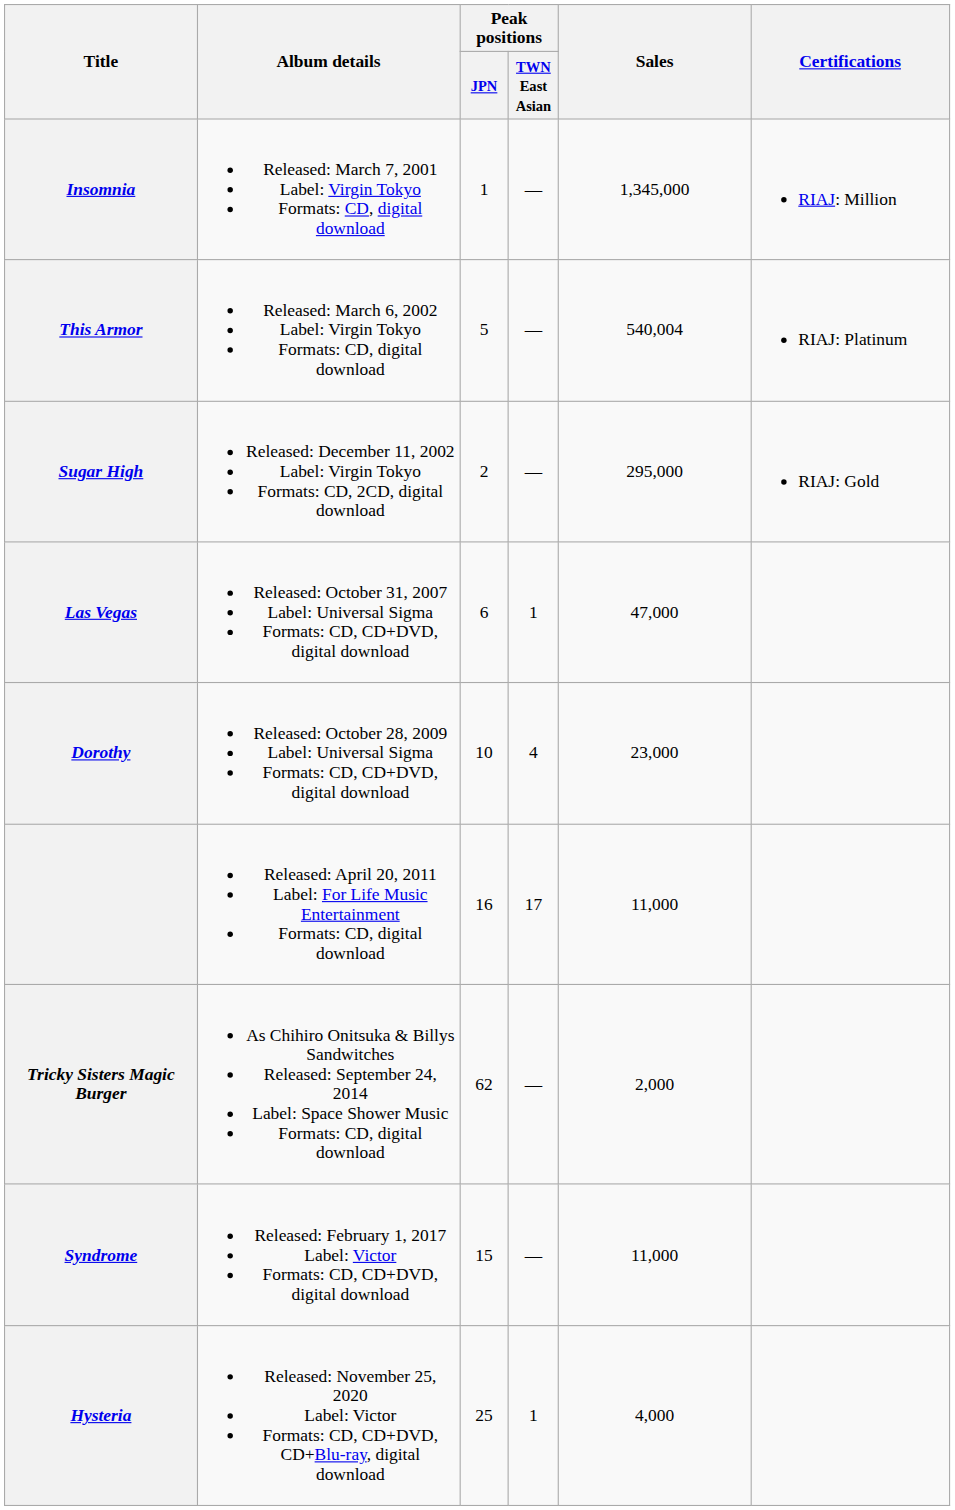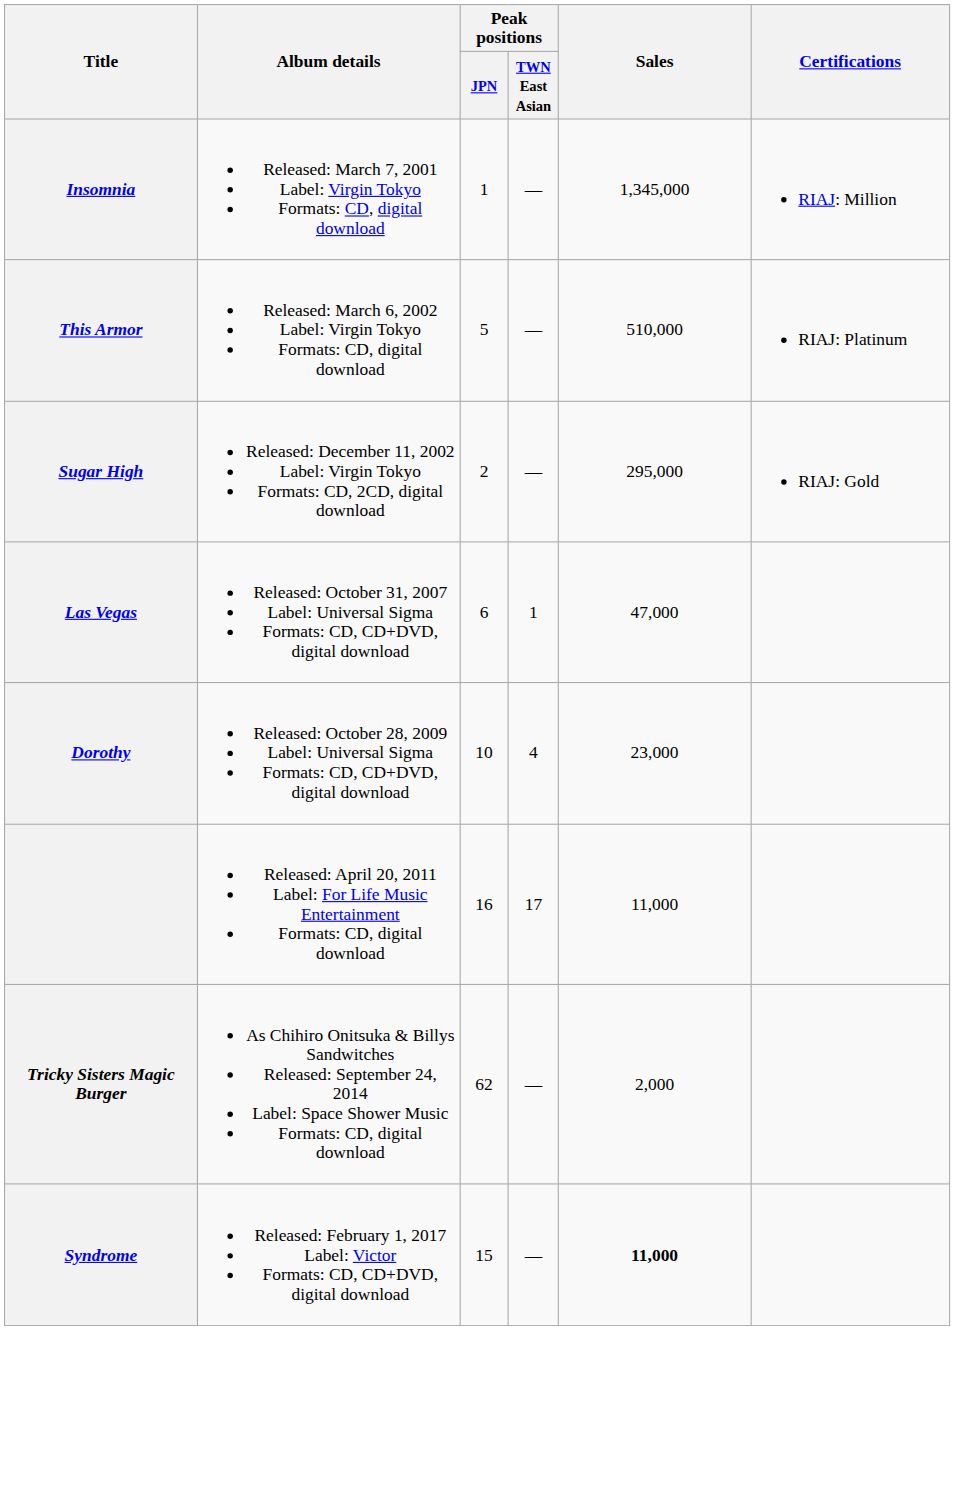(655, 330) 540,004 -> (655, 330) 510,000
(655, 1254) normal -> (655, 1254) bold
- row: (101, 1415)
